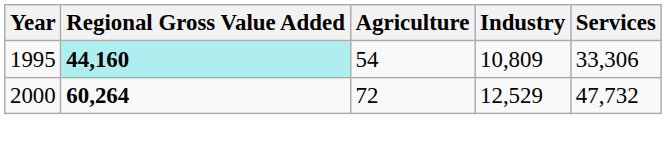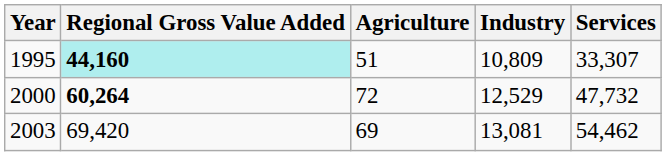(367, 58) 54 -> (367, 58) 51
(607, 58) 33,306 -> (607, 58) 33,307
+ row: (33, 131)
